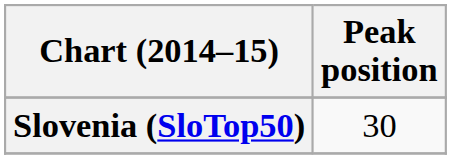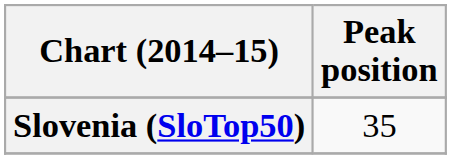(379, 125) 30 -> (379, 125) 35
